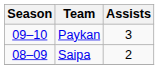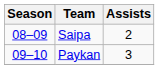rows swapped: (74, 54) <-> (79, 34)
